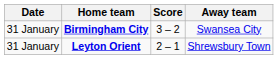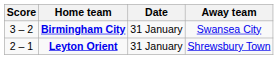columns swapped: (33, 12) <-> (168, 12)
